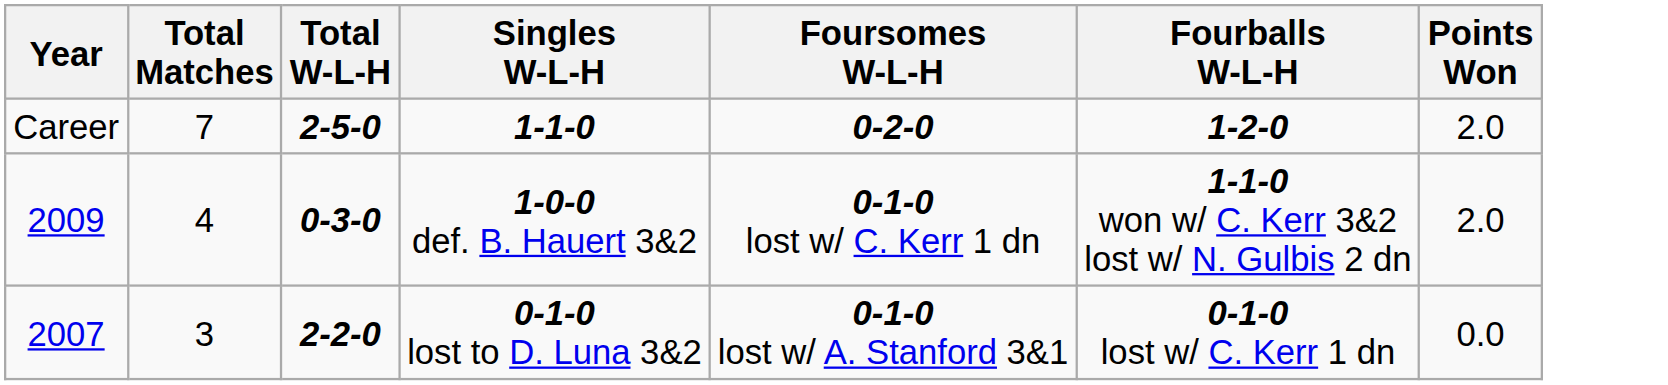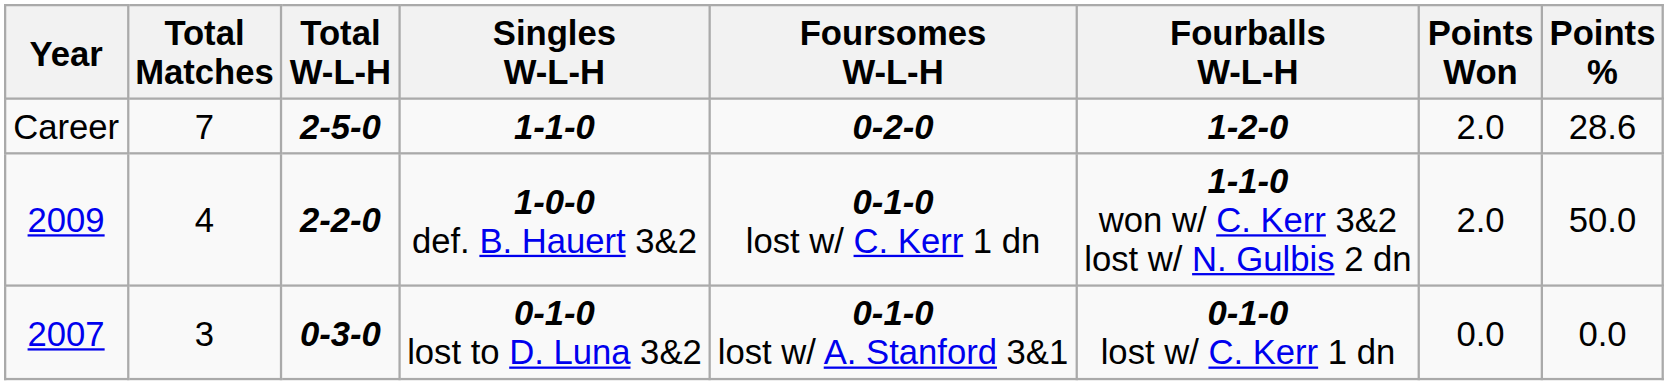+ column: (1603, 52)
(340, 220) 0-3-0 -> (340, 220) 2-2-0
(340, 333) 2-2-0 -> (340, 333) 0-3-0
